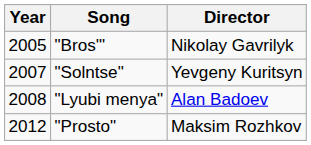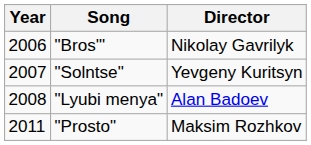(28, 45) 2005 -> (28, 45) 2006
(28, 126) 2012 -> (27, 126) 2011
